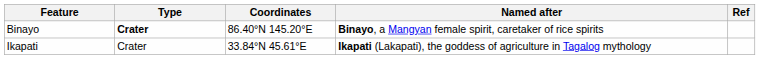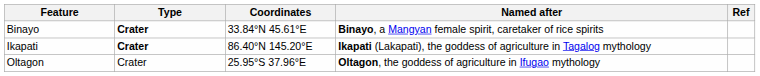(270, 29) 86.40°N 145.20°E -> (267, 29) 33.84°N 45.61°E
(132, 46) normal -> (133, 46) bold
(267, 46) 33.84°N 45.61°E -> (270, 46) 86.40°N 145.20°E
+ row: (25, 63)
